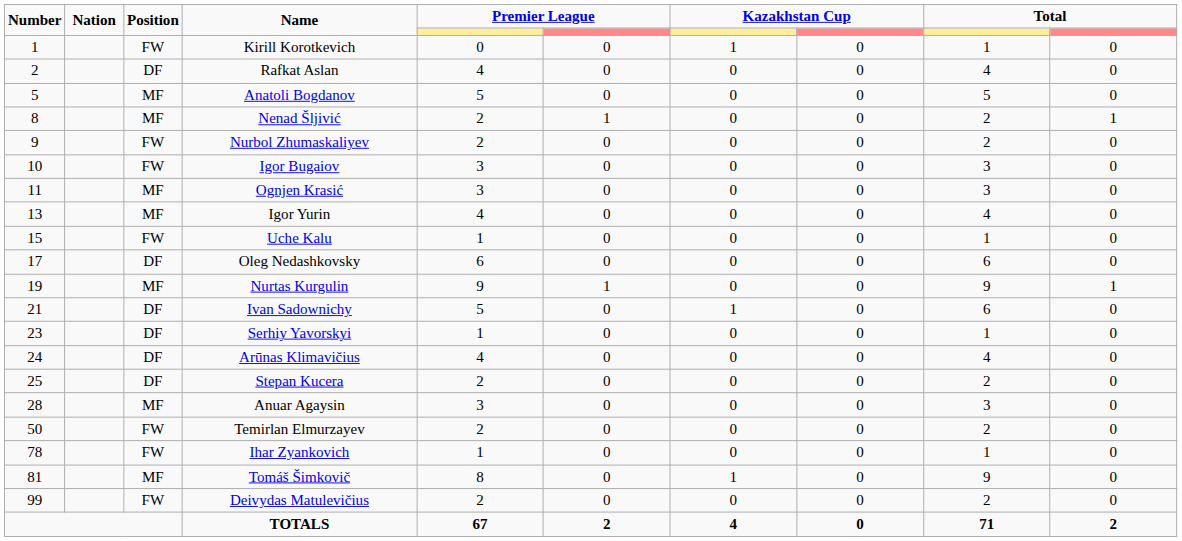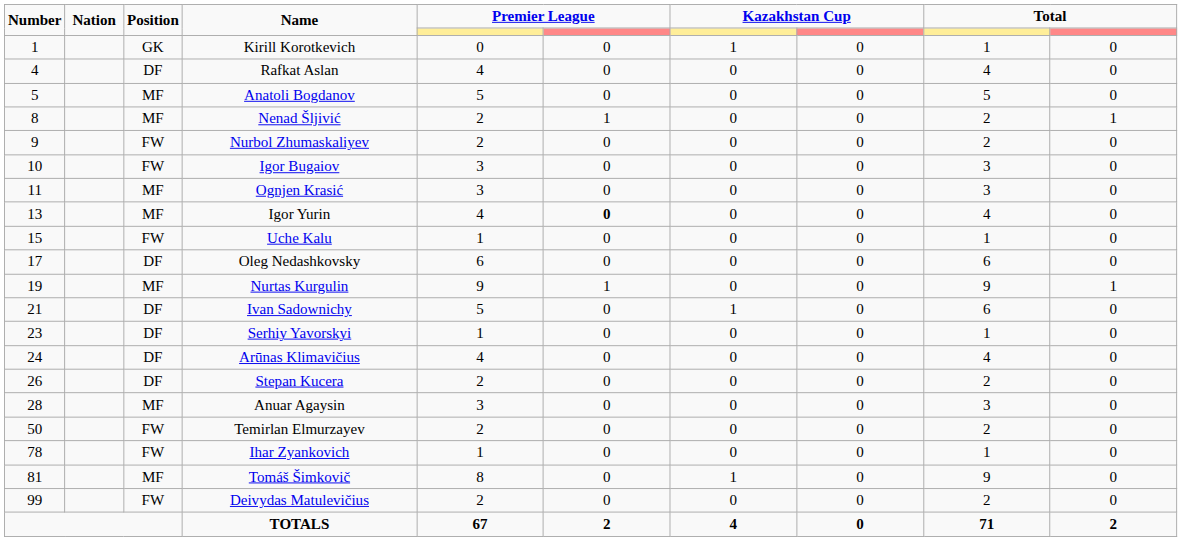(153, 47) FW -> (153, 47) GK
(35, 71) 2 -> (35, 71) 4
(607, 214) normal -> (607, 214) bold
(35, 381) 25 -> (35, 381) 26
